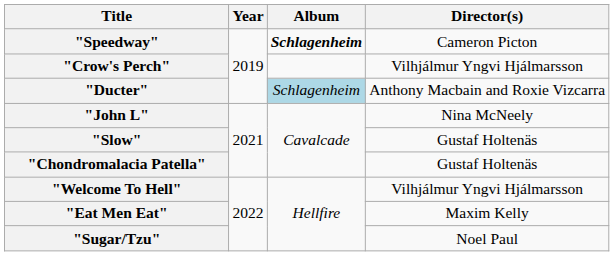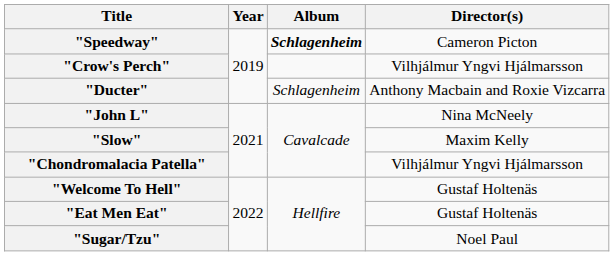(316, 90) lightblue background -> (316, 90) no background
(487, 139) Gustaf Holtenäs -> (487, 139) Maxim Kelly
(487, 164) Gustaf Holtenäs -> (487, 164) Vilhjálmur Yngvi Hjálmarsson
(487, 189) Vilhjálmur Yngvi Hjálmarsson -> (487, 189) Gustaf Holtenäs
(487, 213) Maxim Kelly -> (487, 213) Gustaf Holtenäs
